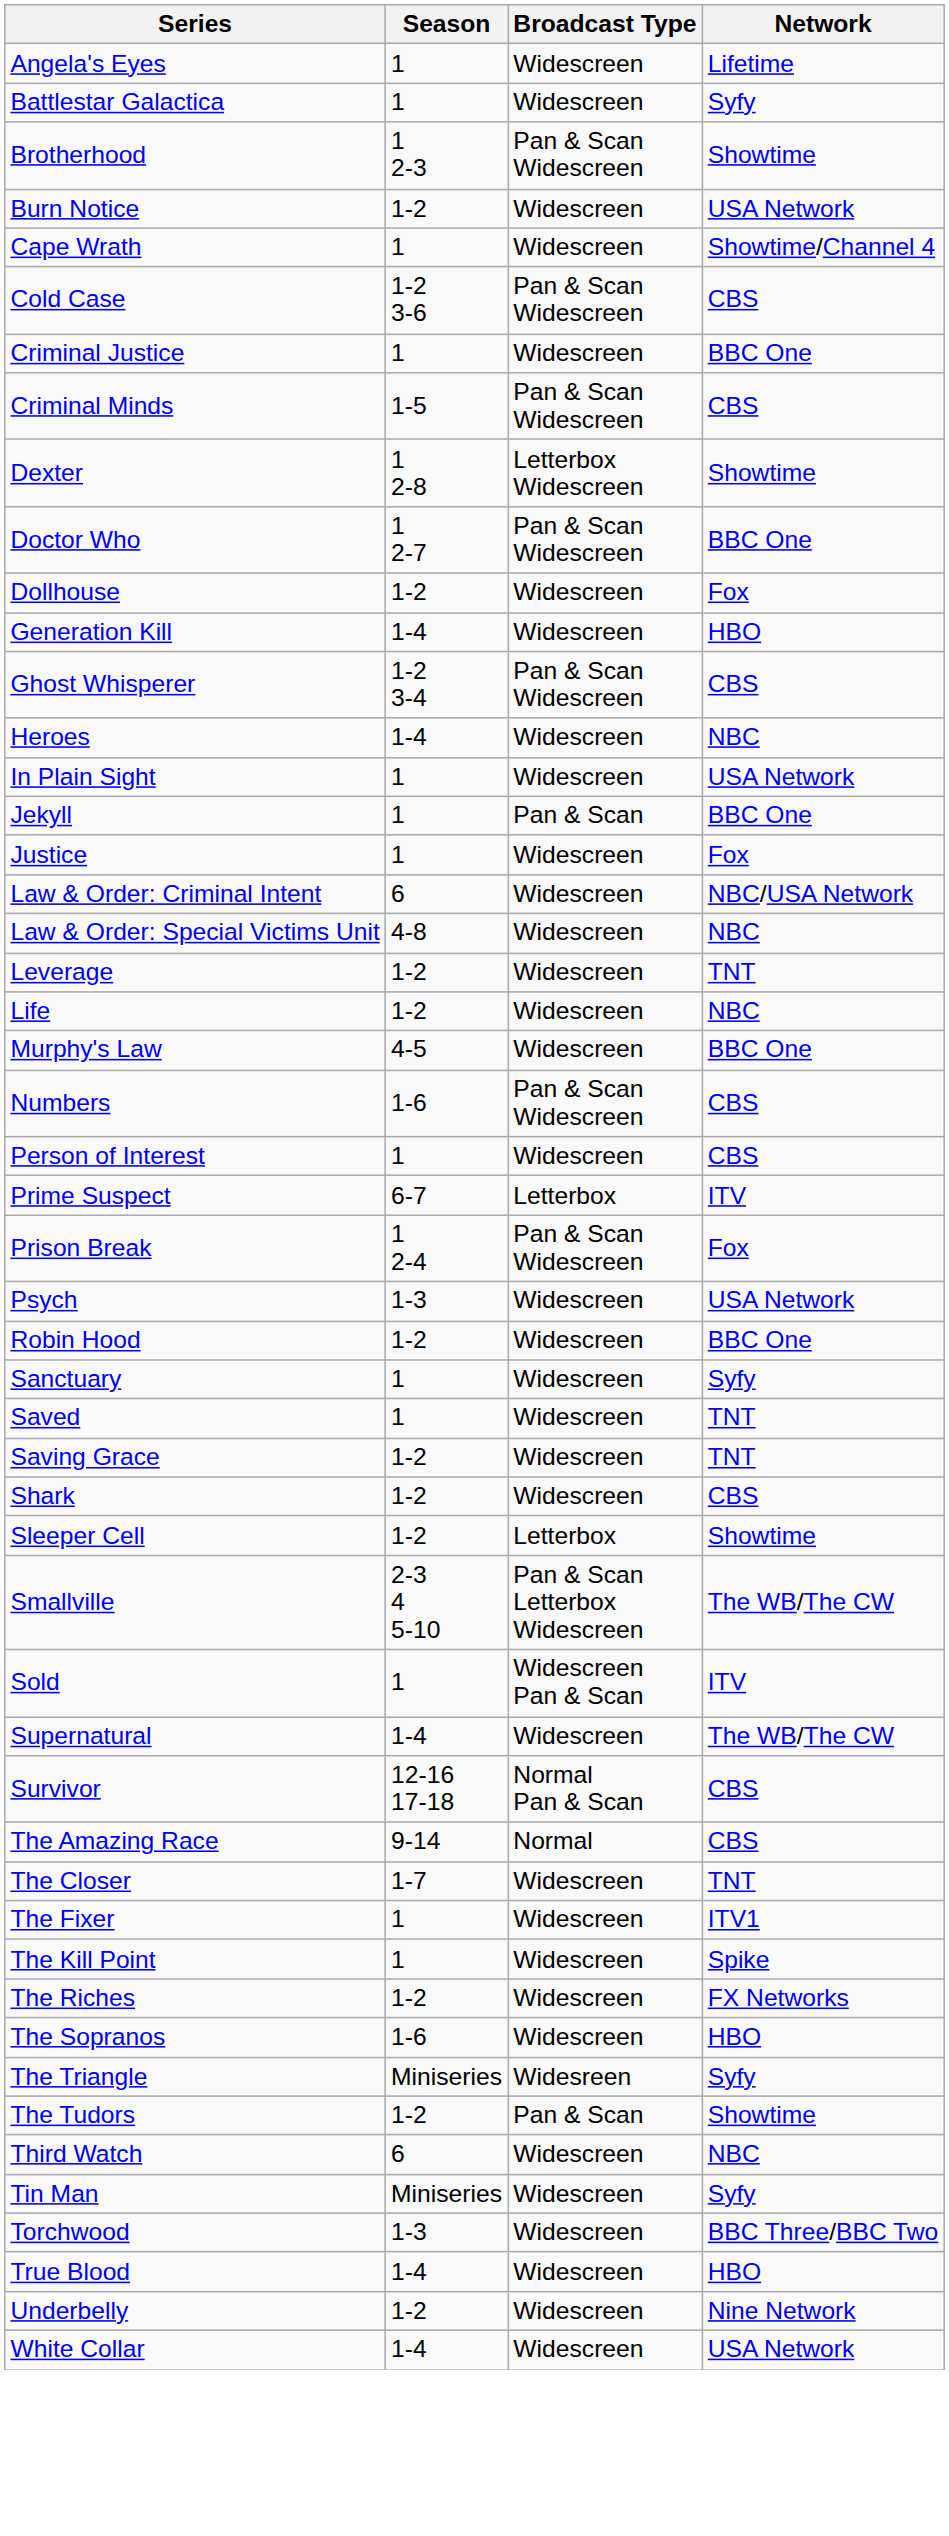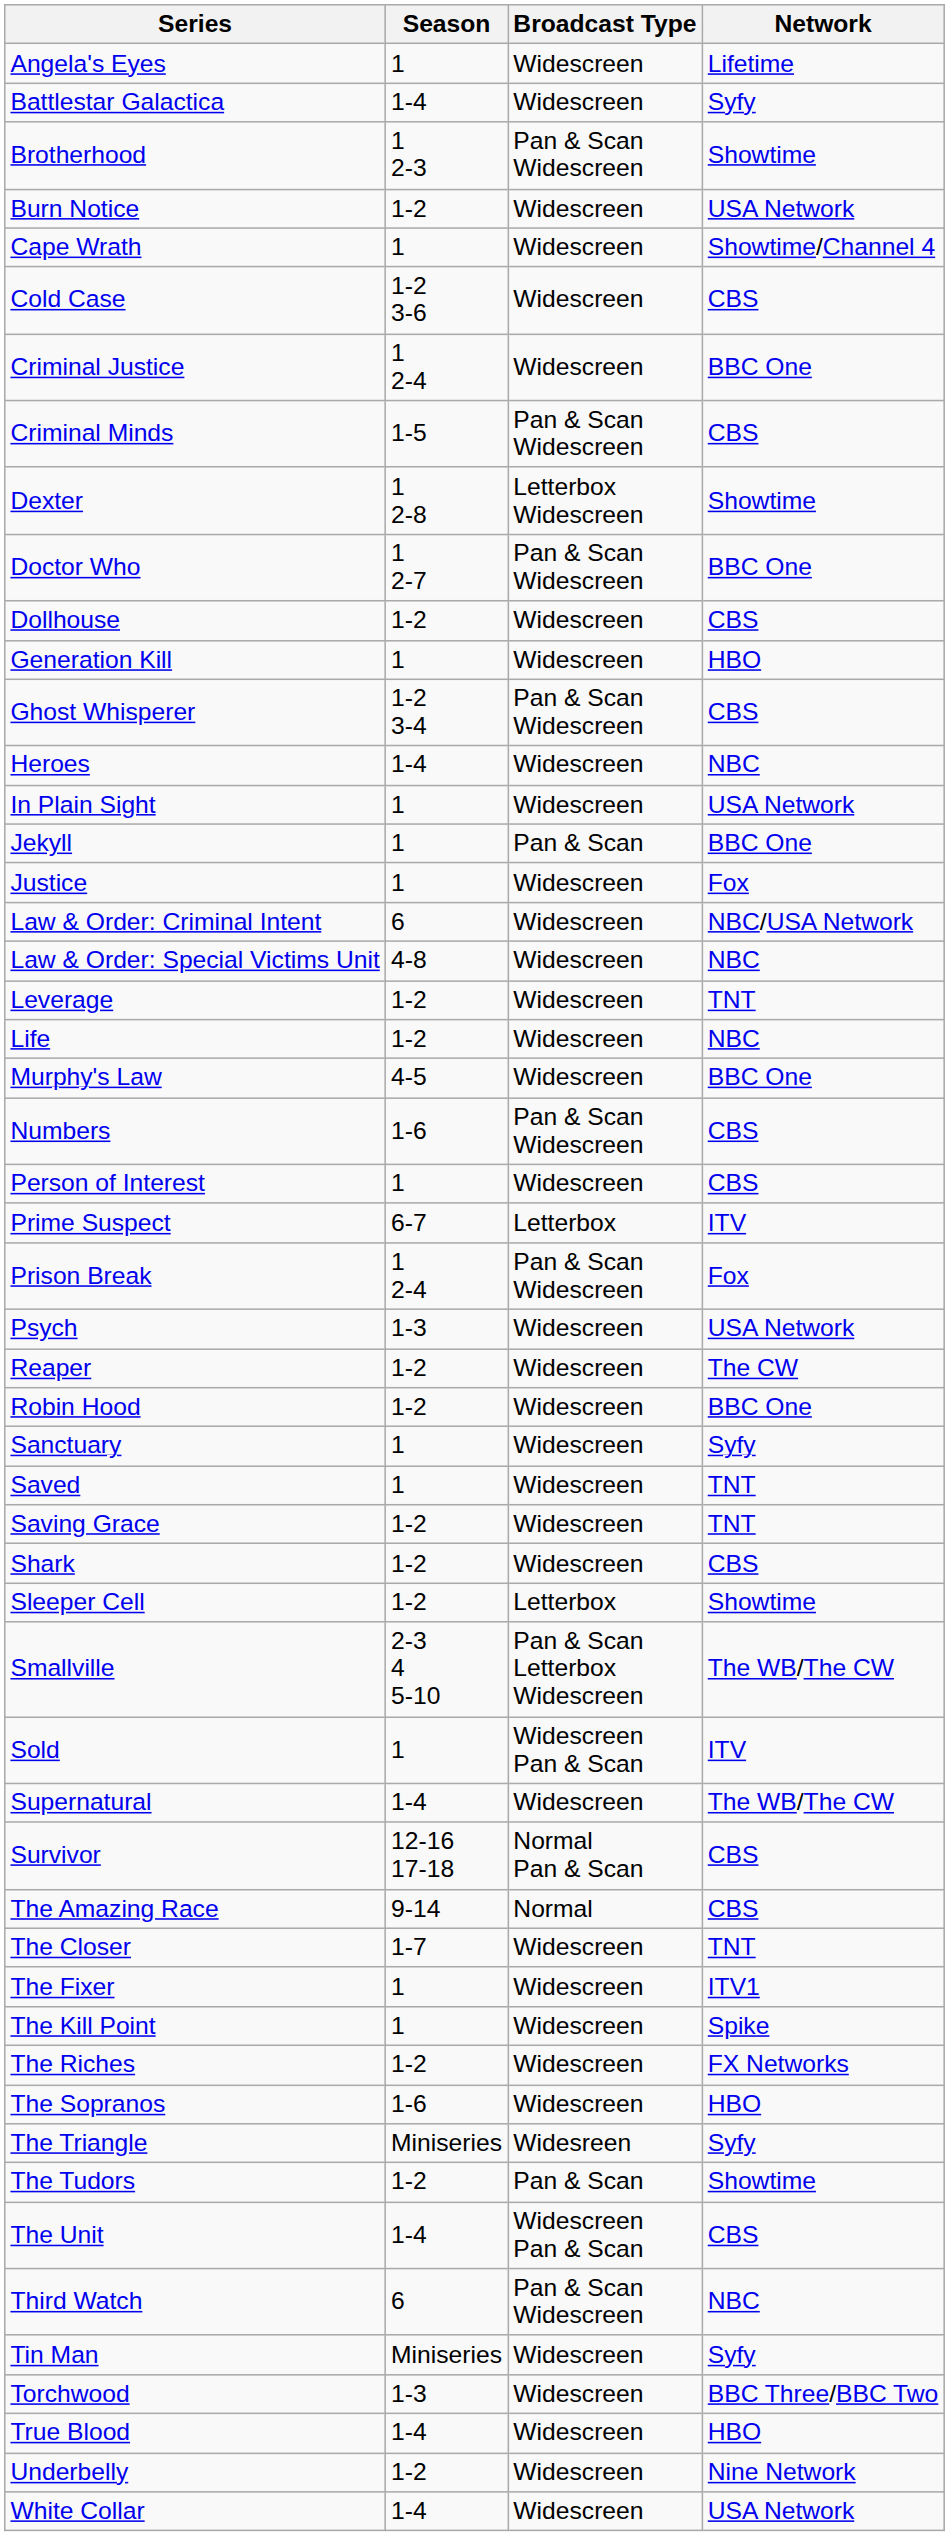(447, 102) 1 -> (447, 102) 1-4
(605, 300) Pan & Scan Widescreen -> (605, 300) Widescreen
(447, 353) 1 -> (447, 367) 1 2-4
(823, 593) Fox -> (823, 620) CBS
(447, 632) 1-4 -> (447, 660) 1
+ row: (51, 1367)
+ row: (57, 2234)
(605, 2155) Widescreen -> (605, 2302) Pan & Scan Widescreen
